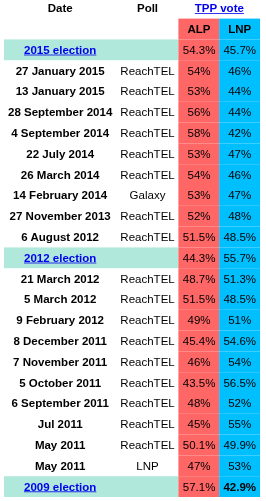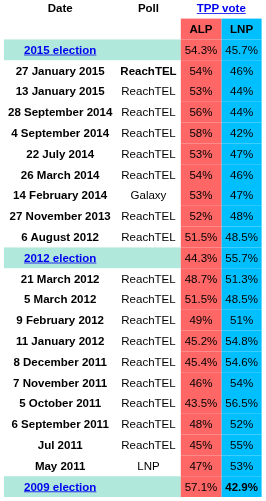(148, 70) normal -> (148, 70) bold
+ row: (60, 341)
- row: (60, 445)
